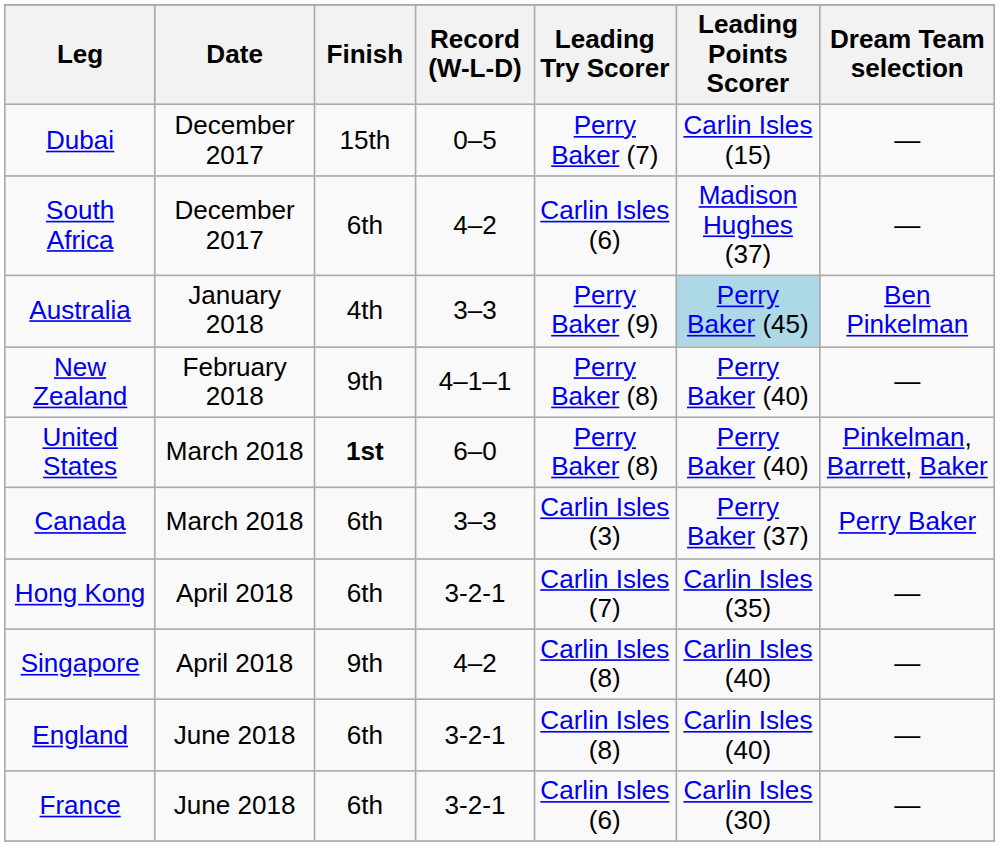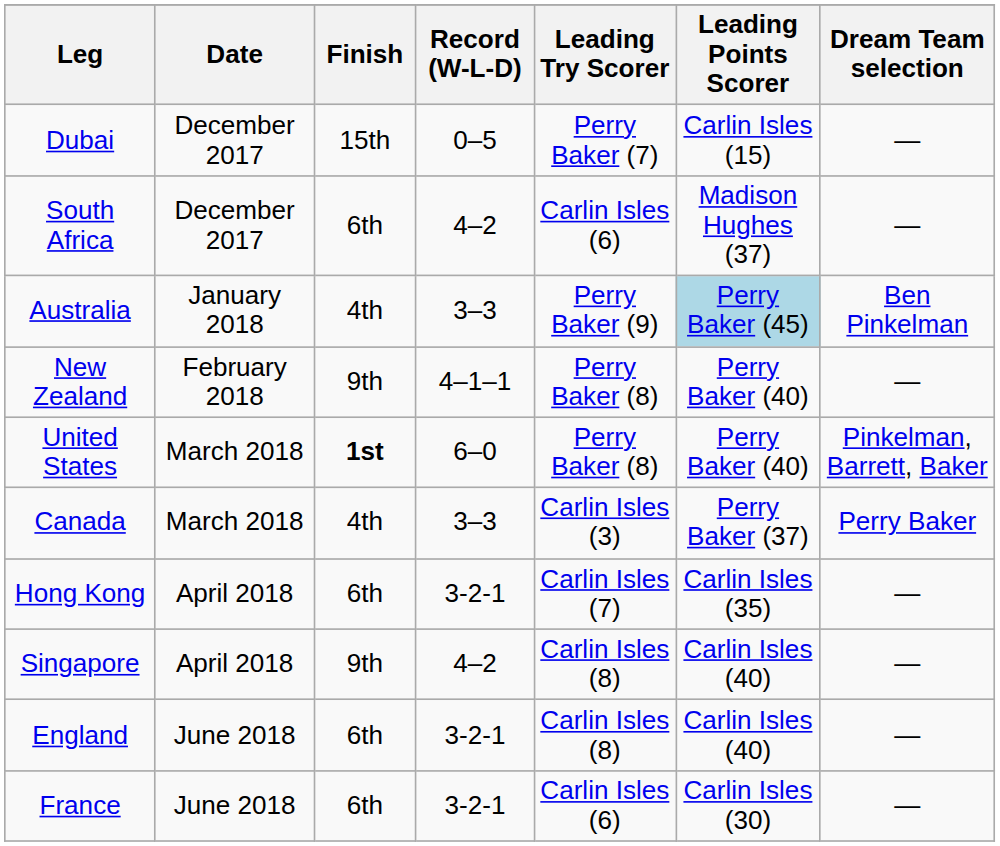(365, 522) 6th -> (365, 522) 4th
